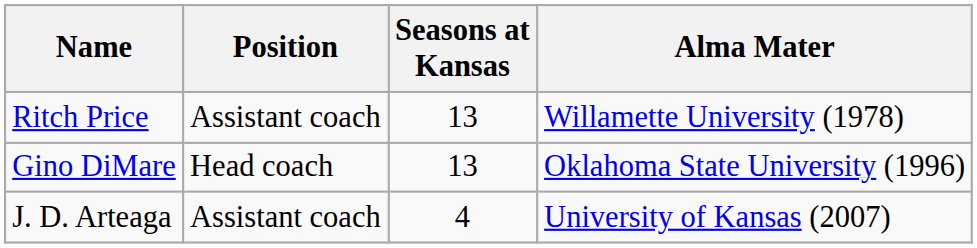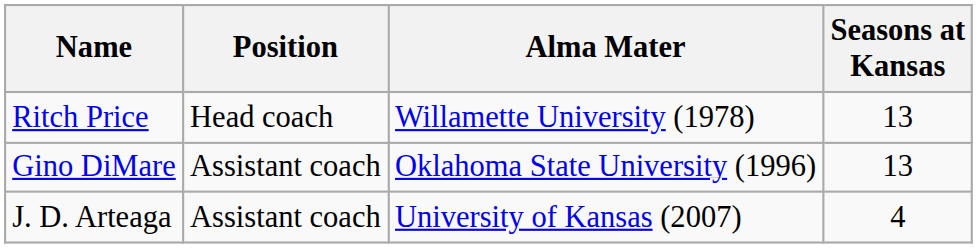columns swapped: (462, 48) <-> (755, 48)
(285, 116) Assistant coach -> (262, 116) Head coach
(262, 166) Head coach -> (285, 166) Assistant coach
